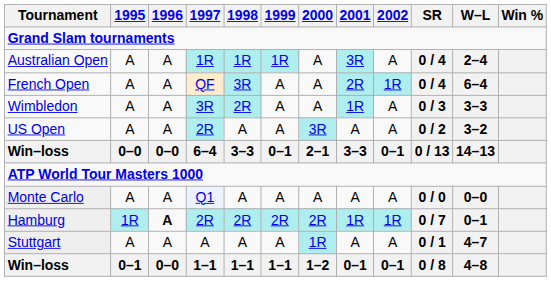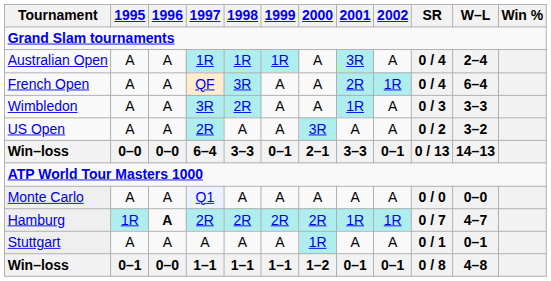(475, 219) 0–1 -> (475, 219) 4–7
(475, 242) 4–7 -> (475, 242) 0–1
